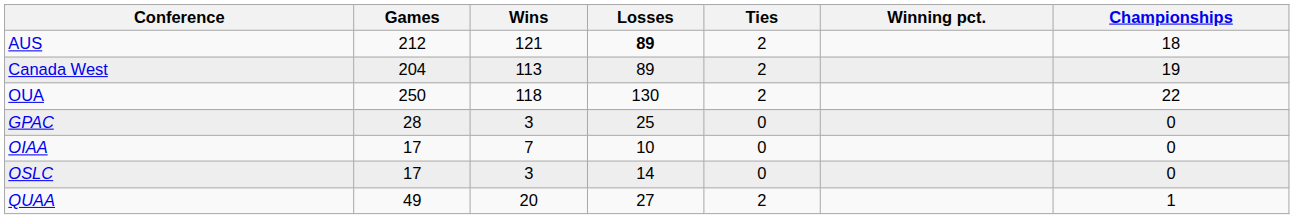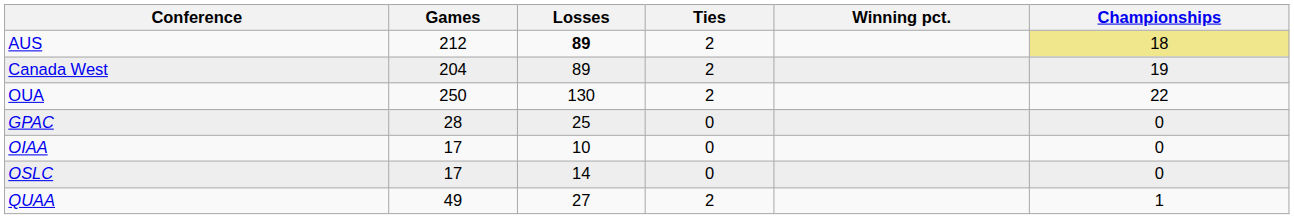- column: (529, 17)
(1171, 43) no background -> (1159, 43) khaki background
